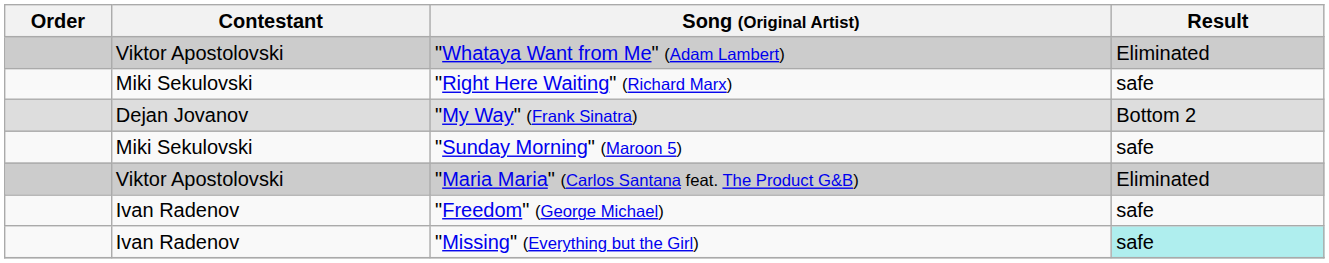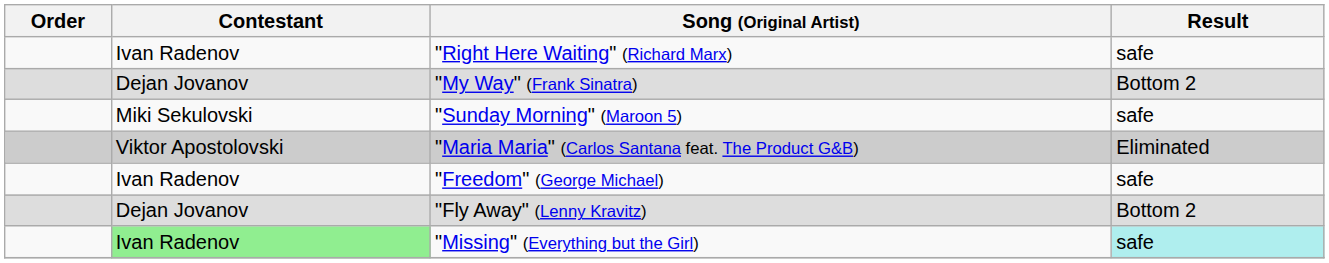- row: (610, 53)
(184, 84) Miki Sekulovski -> (178, 53) Ivan Radenov
+ row: (541, 211)
(178, 242) no background -> (178, 242) lightgreen background
